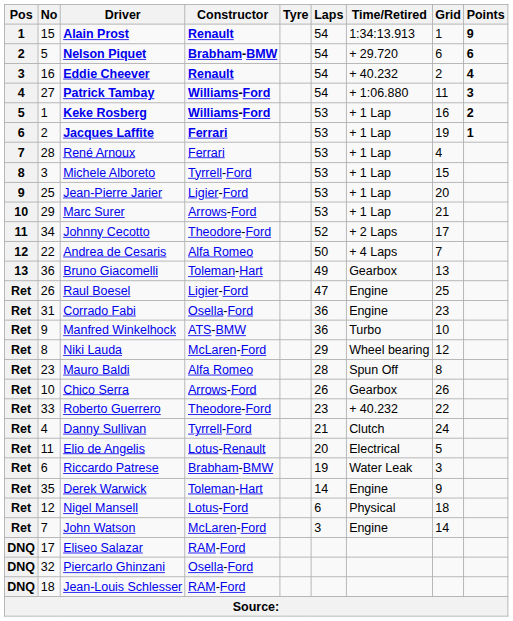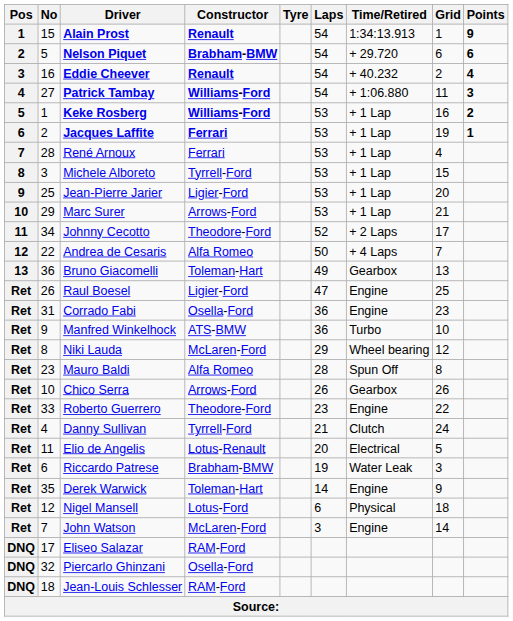(374, 409) + 40.232 -> (369, 409) Engine
